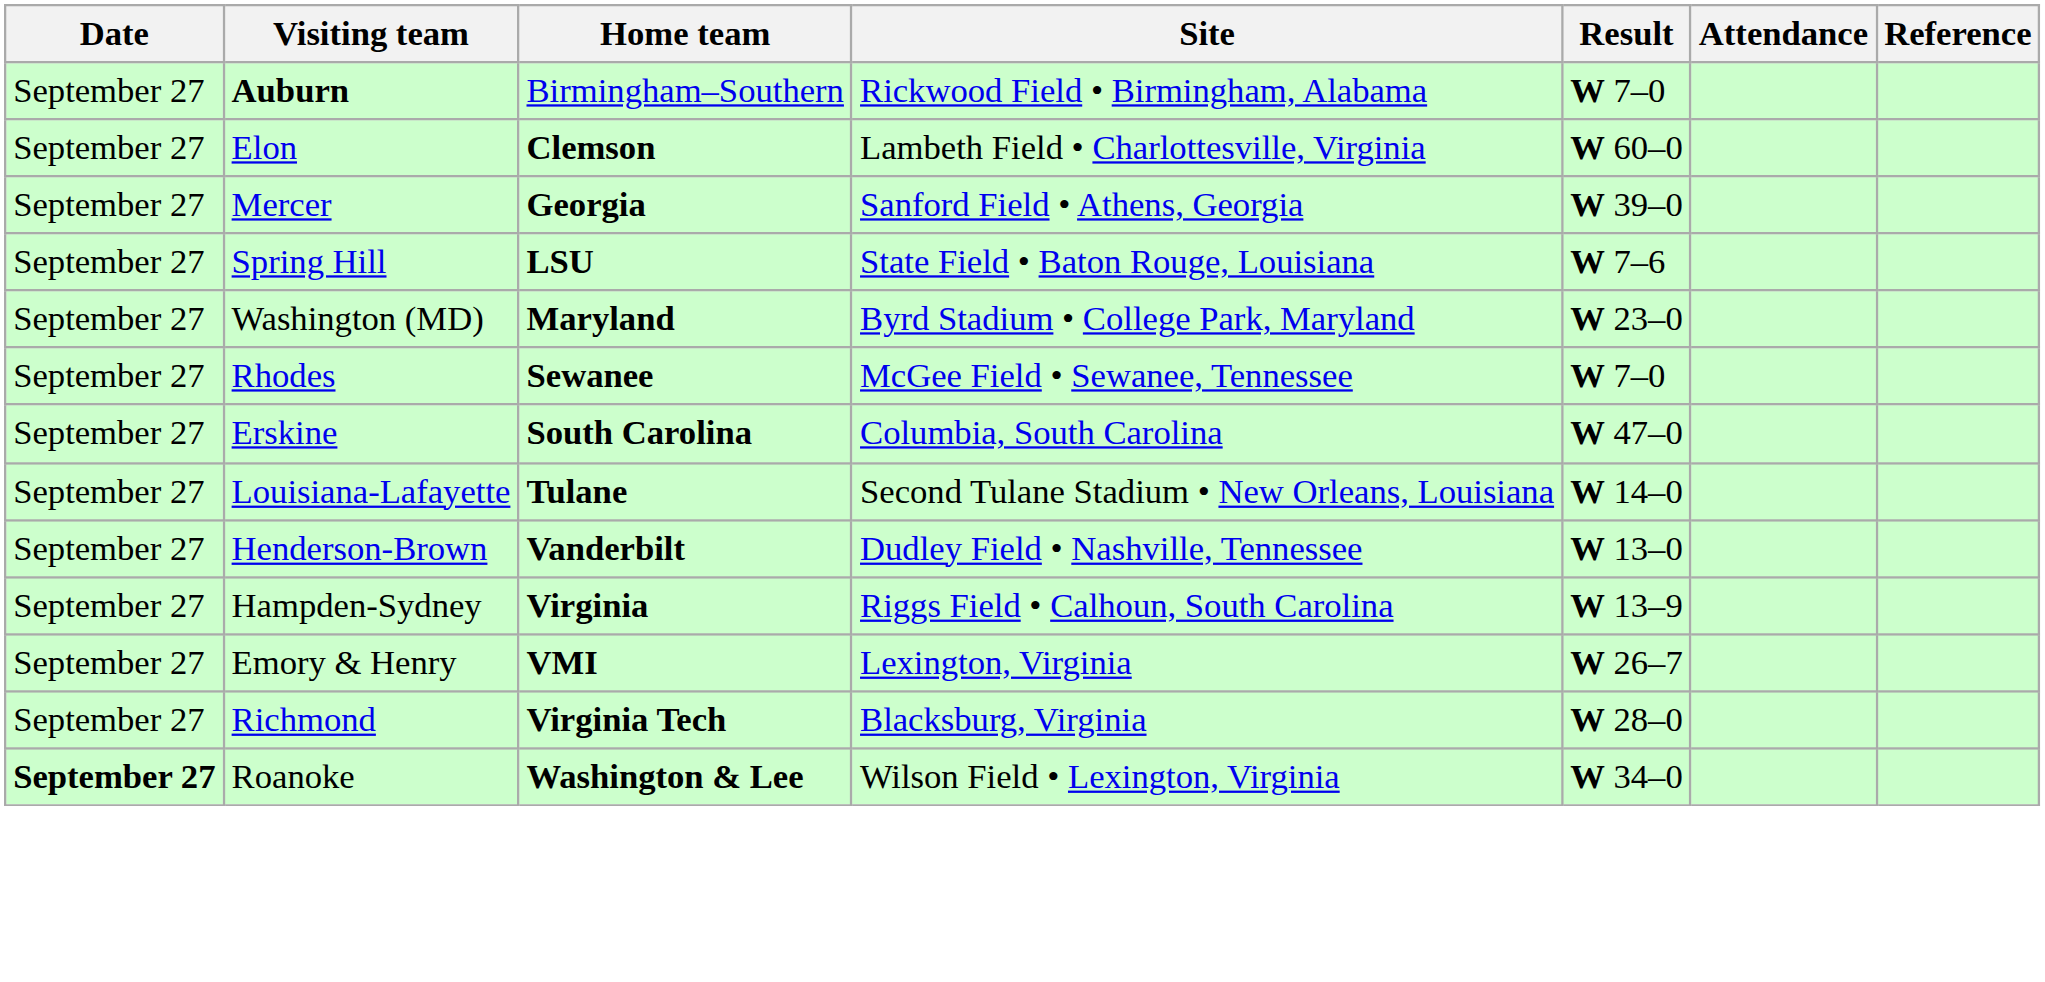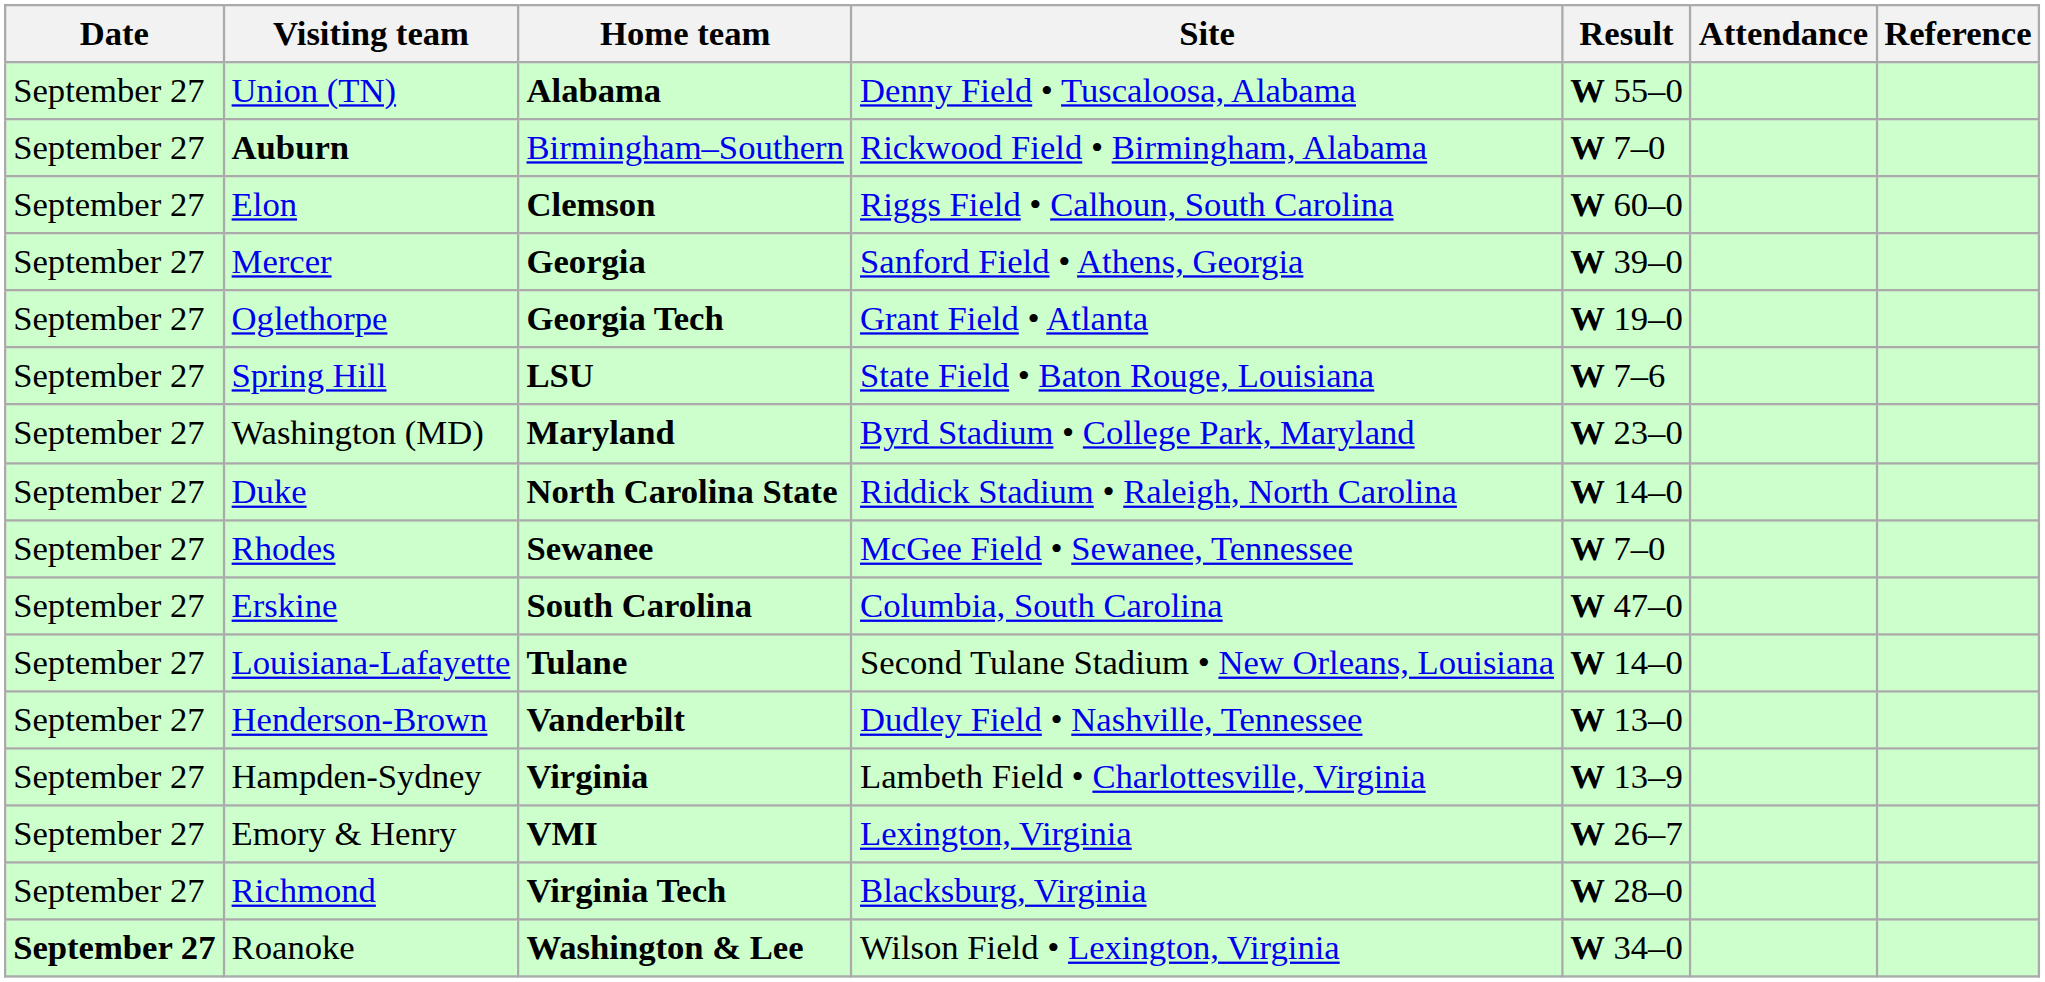+ row: (314, 90)
(1143, 147) Lambeth Field • Charlottesville, Virginia -> (1127, 204) Riggs Field • Calhoun, South Carolina
+ row: (310, 318)
+ row: (269, 490)
(1127, 604) Riggs Field • Calhoun, South Carolina -> (1143, 776) Lambeth Field • Charlottesville, Virginia
